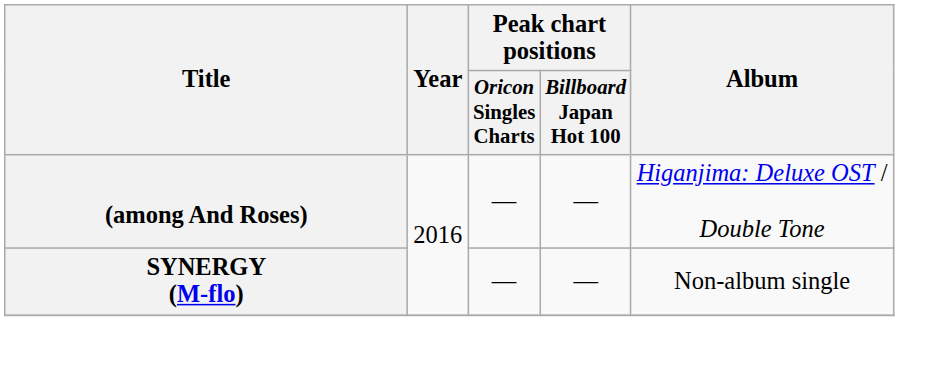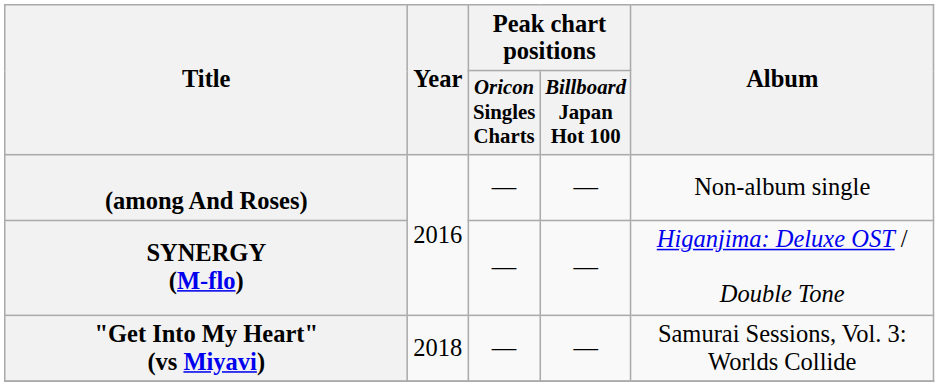(762, 201) Higanjima: Deluxe OST / Double Tone -> (782, 187) Non-album single
(762, 281) Non-album single -> (782, 267) Higanjima: Deluxe OST / Double Tone
+ row: (206, 347)
